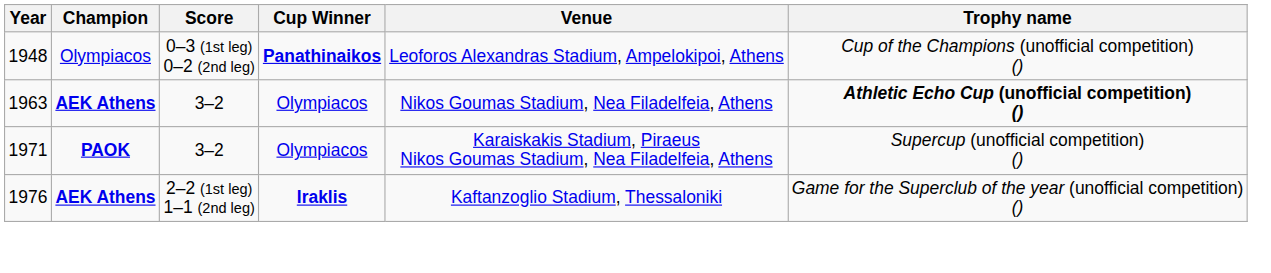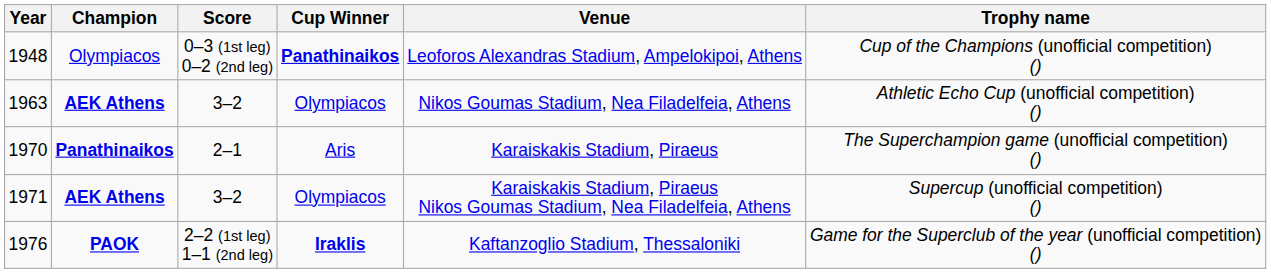(1018, 103) bold -> (1036, 103) normal
+ row: (28, 150)
(105, 150) PAOK -> (115, 197) AEK Athens
(105, 197) AEK Athens -> (115, 244) PAOK
